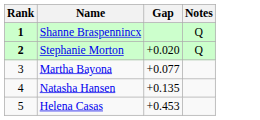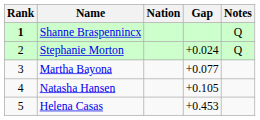+ column: (163, 13)
(21, 50) bold -> (21, 50) normal
(163, 50) +0.020 -> (202, 50) +0.024
(163, 87) +0.135 -> (202, 87) +0.105
